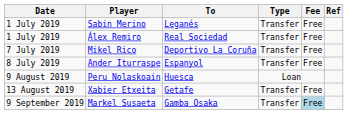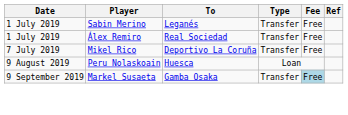- row: (124, 63)
- row: (122, 90)
